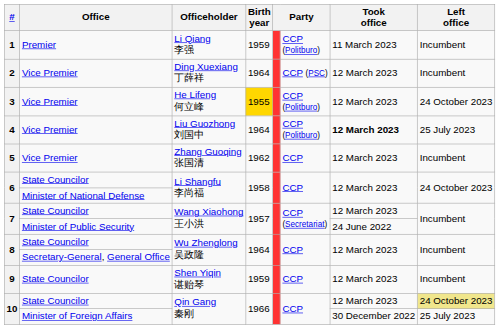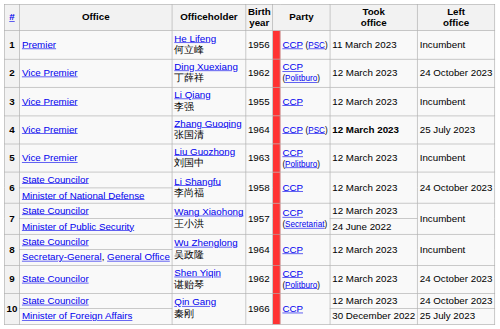(192, 44) Li Qiang 李强 -> (195, 44) He Lifeng 何立峰
(259, 45) 1959 -> (259, 45) 1956
(301, 45) CCP (Politburo) -> (305, 45) CCP (PSC)
(259, 73) 1964 -> (259, 73) 1962
(305, 73) CCP (PSC) -> (301, 73) CCP (Politburo)
(443, 73) Incumbent -> (456, 73) 24 October 2023
(195, 101) He Lifeng 何立峰 -> (192, 101) Li Qiang 李强
(259, 101) gold background -> (259, 101) no background
(301, 101) CCP (Politburo) -> (293, 101) CCP
(456, 101) 24 October 2023 -> (443, 101) Incumbent
(205, 129) Liu Guozhong 刘国中 -> (208, 129) Zhang Guoqing 张国清
(301, 129) CCP (Politburo) -> (305, 129) CCP (PSC)
(208, 157) Zhang Guoqing 张国清 -> (205, 157) Liu Guozhong 刘国中
(259, 158) 1962 -> (259, 158) 1963
(293, 158) CCP -> (301, 158) CCP (Politburo)
(259, 279) 1959 -> (259, 279) 1962
(293, 279) CCP -> (301, 279) CCP (Politburo)
(443, 279) Incumbent -> (456, 279) 24 October 2023
(456, 301) khaki background -> (456, 301) no background
